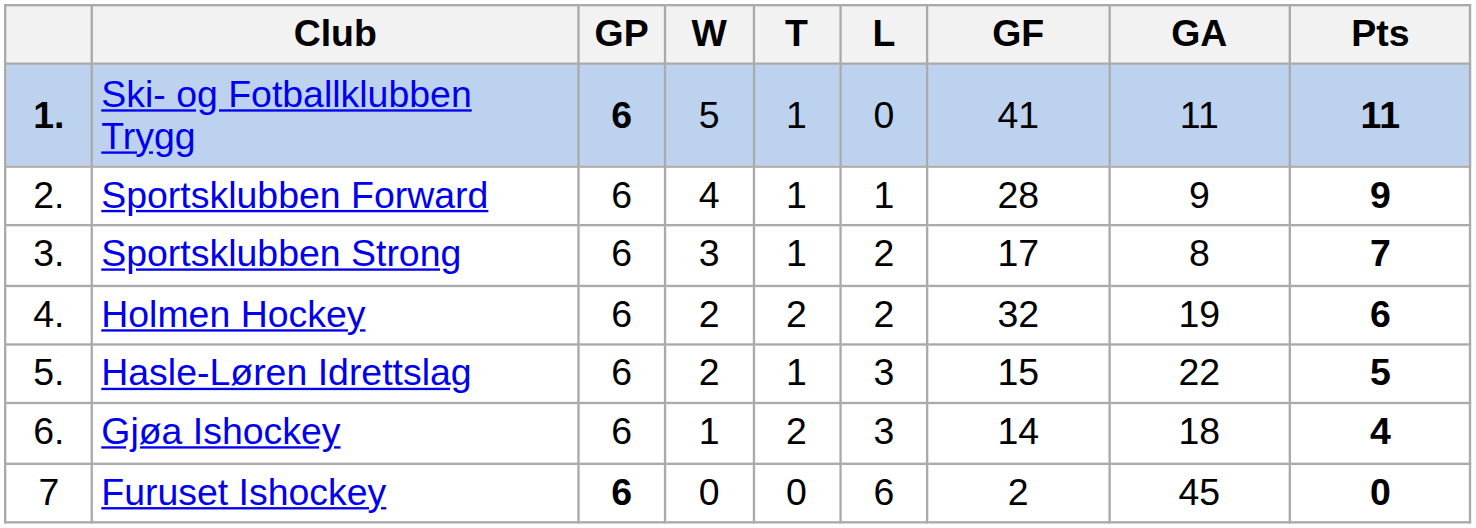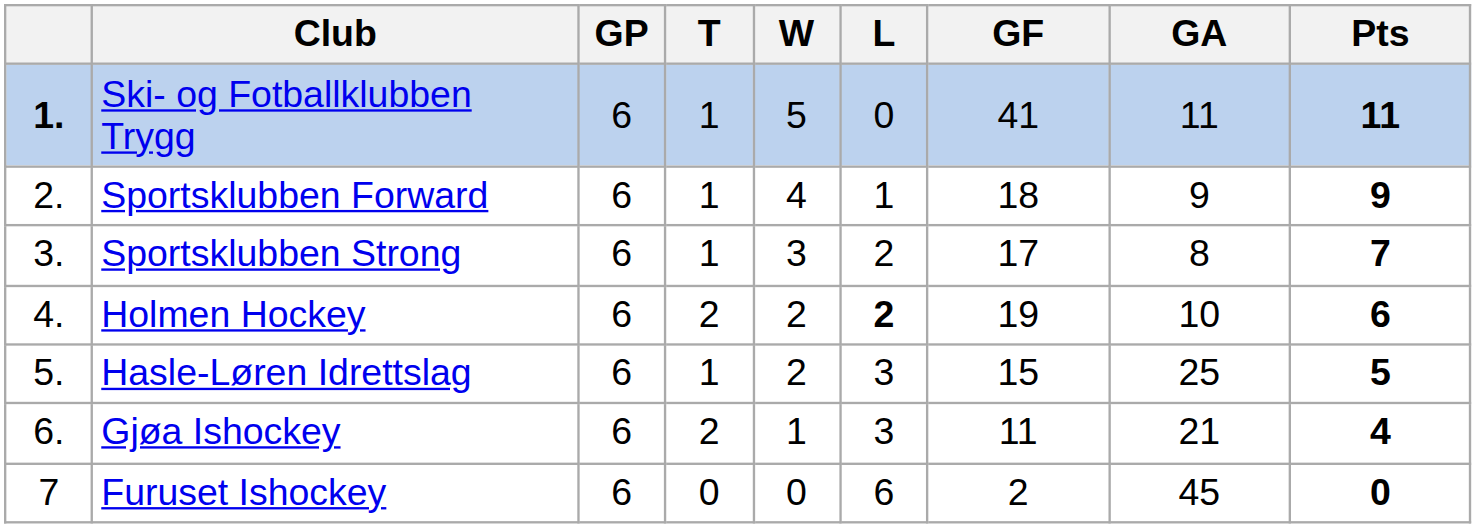columns swapped: (709, 34) <-> (797, 34)
(622, 114) bold -> (622, 114) normal
(1018, 195) 28 -> (1018, 195) 18
(884, 313) normal -> (884, 313) bold
(1018, 313) 32 -> (1018, 313) 19
(1199, 313) 19 -> (1199, 313) 10
(1199, 373) 22 -> (1199, 373) 25
(1018, 432) 14 -> (1018, 432) 11
(1199, 432) 18 -> (1199, 432) 21
(622, 491) bold -> (622, 491) normal
